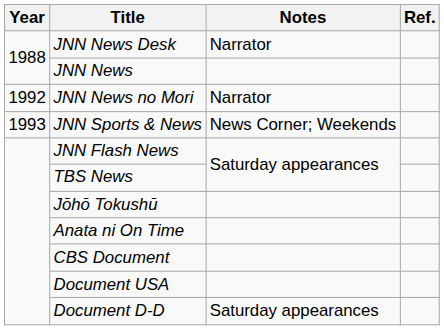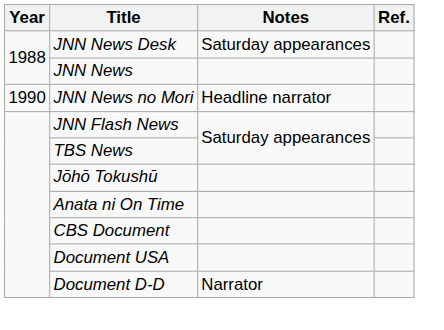(241, 44) Narrator -> (286, 44) Saturday appearances
(27, 97) 1992 -> (27, 97) 1990
(241, 97) Narrator -> (266, 97) Headline narrator
- row: (128, 124)
(294, 310) Saturday appearances -> (232, 284) Narrator
